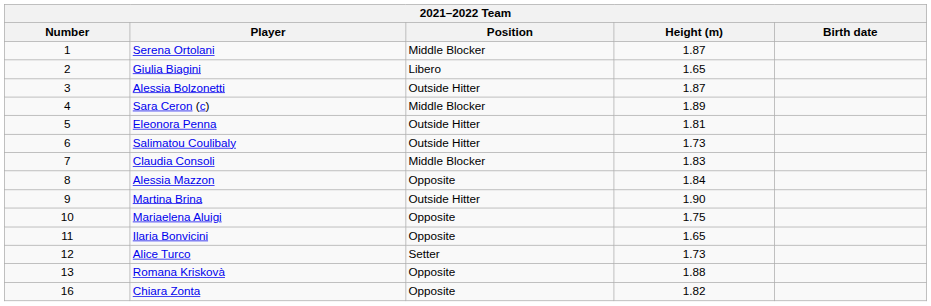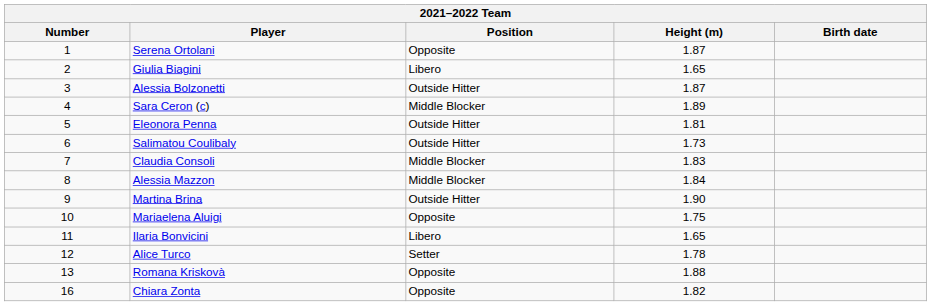(447, 50) Middle Blocker -> (432, 50) Opposite
(432, 180) Opposite -> (447, 180) Middle Blocker
(432, 236) Opposite -> (425, 236) Libero
(694, 254) 1.73 -> (694, 254) 1.78
